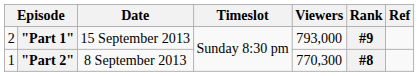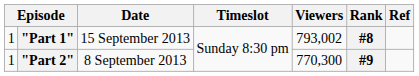(11, 37) 2 -> (11, 37) 1
(319, 37) 793,000 -> (319, 37) 793,002
(366, 37) #9 -> (366, 37) #8
(366, 60) #8 -> (366, 60) #9
